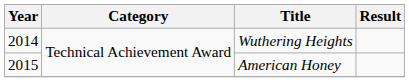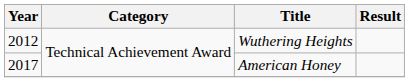(23, 40) 2014 -> (23, 40) 2012
(23, 64) 2015 -> (23, 64) 2017
